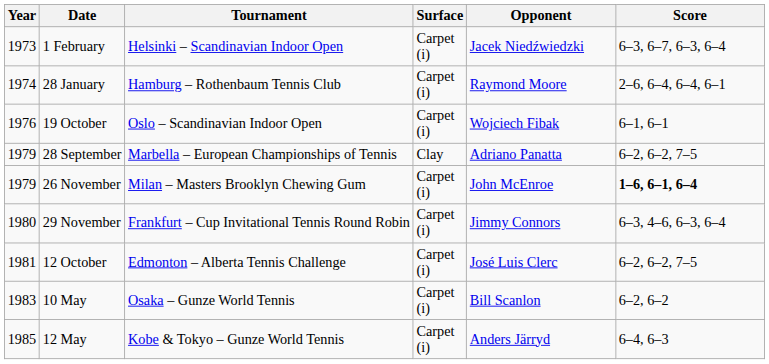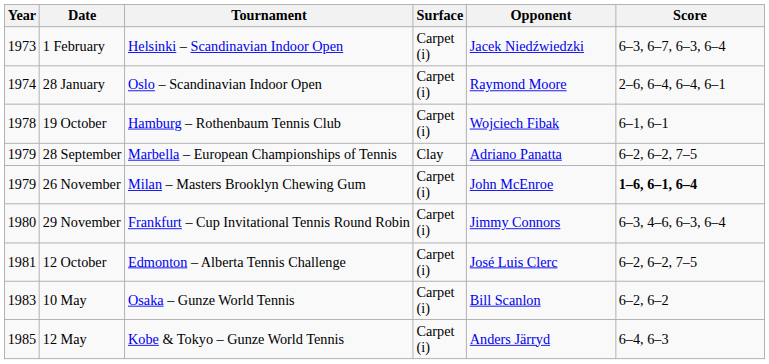(234, 84) Hamburg – Rothenbaum Tennis Club -> (225, 84) Oslo – Scandinavian Indoor Open
(22, 123) 1976 -> (22, 123) 1978
(225, 123) Oslo – Scandinavian Indoor Open -> (234, 123) Hamburg – Rothenbaum Tennis Club
